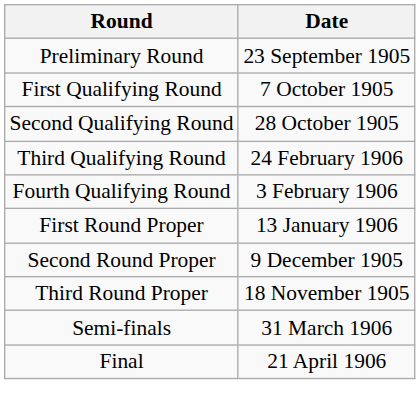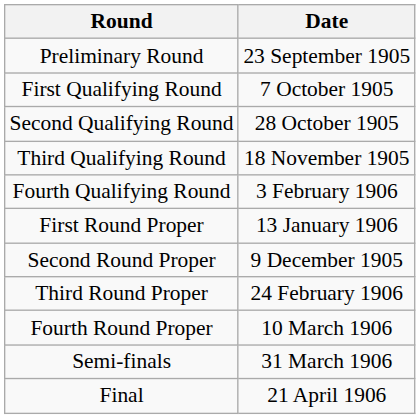(327, 157) 24 February 1906 -> (327, 157) 18 November 1905
(327, 293) 18 November 1905 -> (327, 293) 24 February 1906
+ row: (122, 327)
